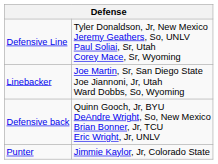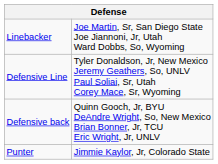rows swapped: (37, 42) <-> (29, 82)
